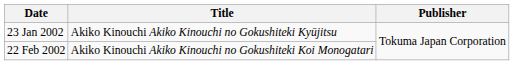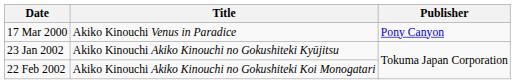+ row: (37, 32)
